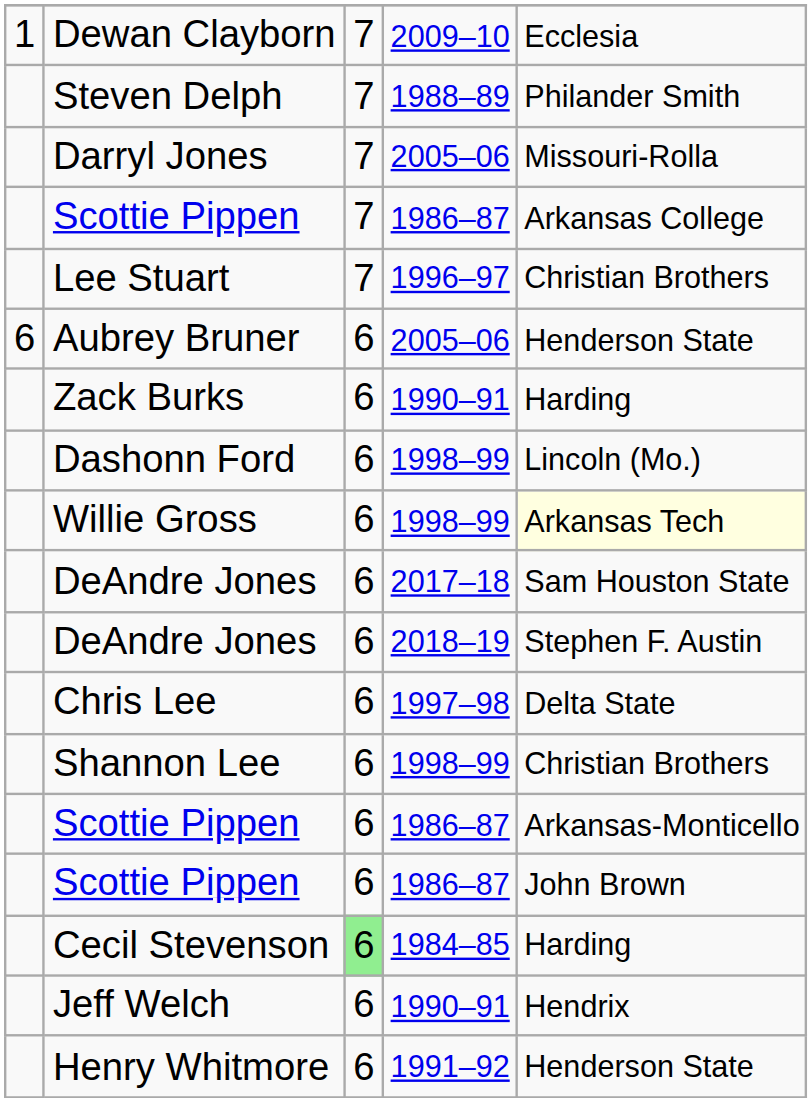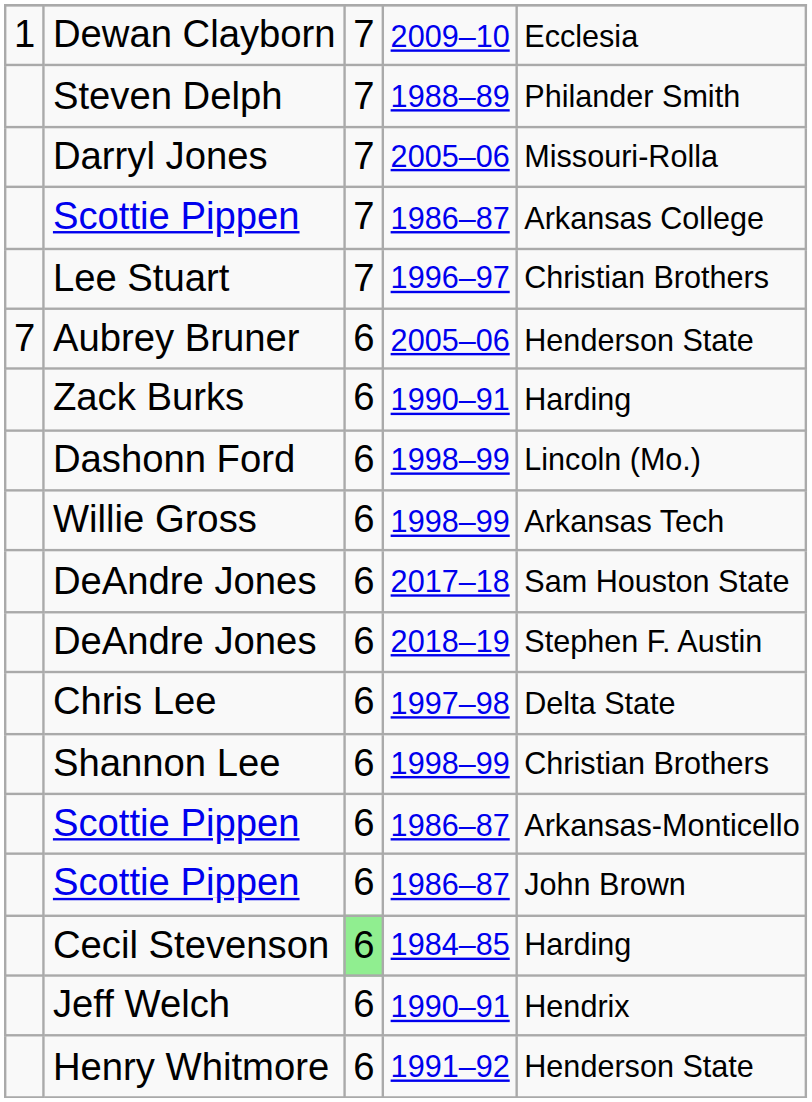(25, 338) 6 -> (25, 338) 7
(624, 521) lightyellow background -> (624, 521) no background
